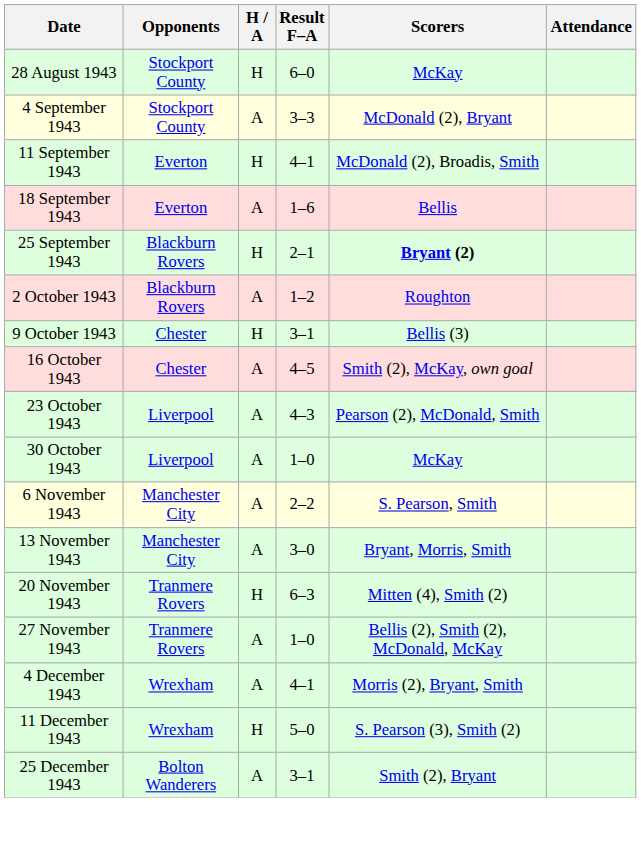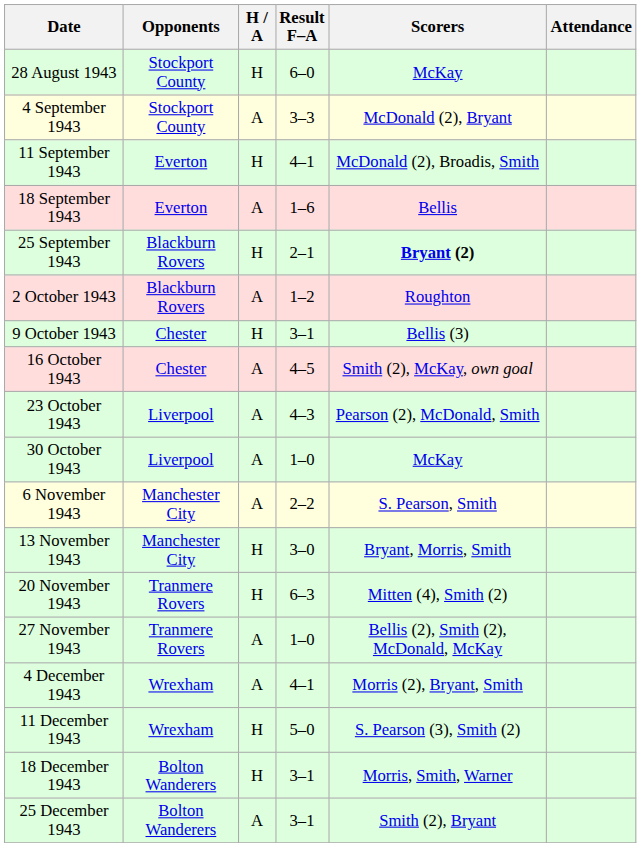(257, 549) A -> (257, 549) H
+ row: (64, 775)
